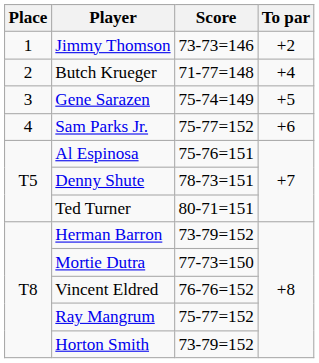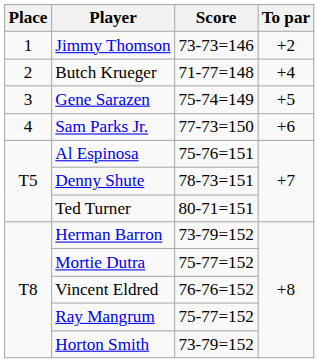(216, 126) 75-77=152 -> (216, 126) 77-73=150
(216, 262) 77-73=150 -> (216, 262) 75-77=152
